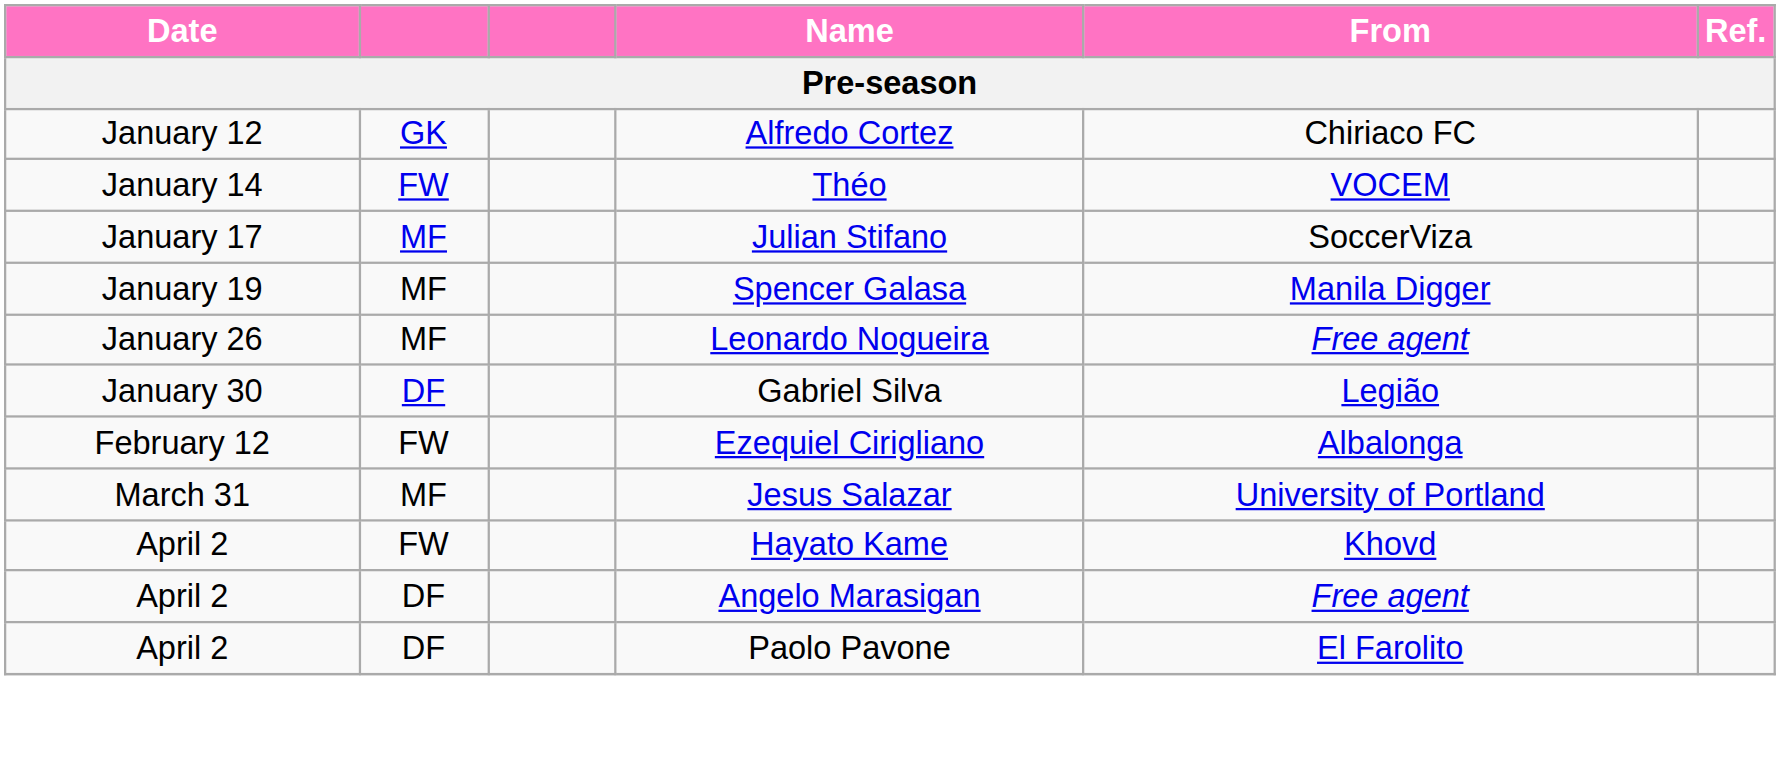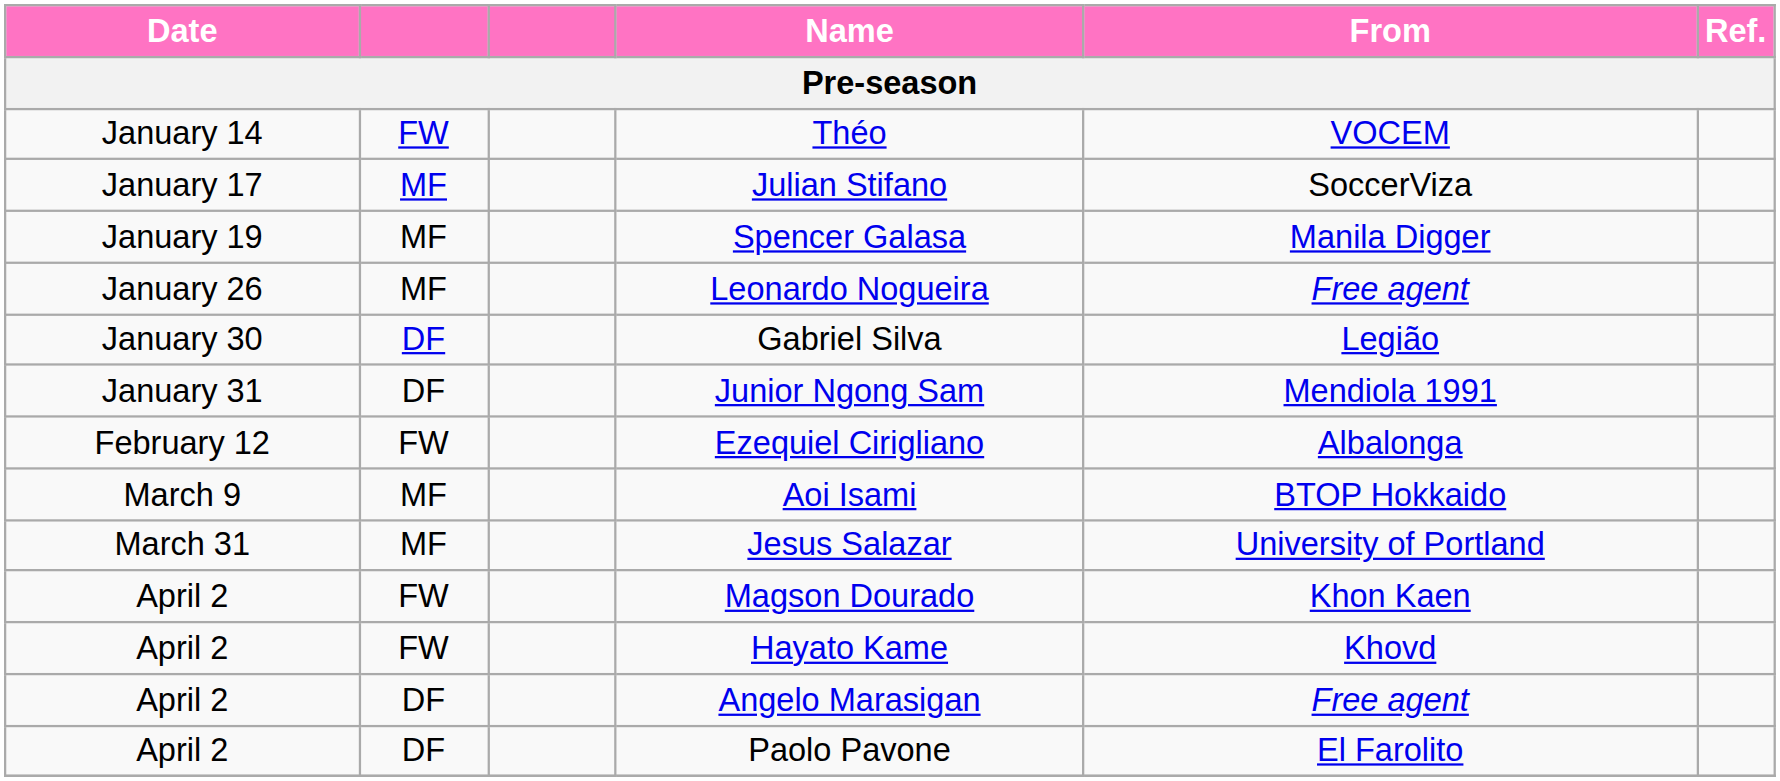- row: (850, 134)
+ row: (850, 391)
+ row: (850, 494)
+ row: (850, 597)
